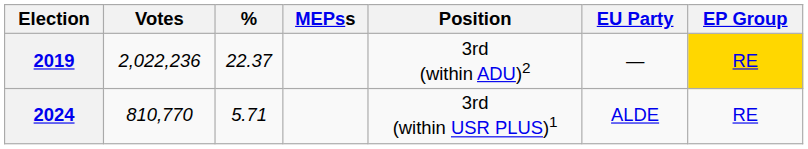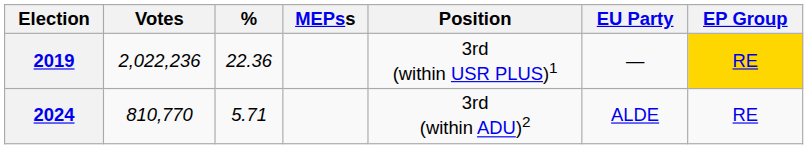(249, 61) 22.37 -> (249, 61) 22.36
(475, 61) 3rd (within ADU)2 -> (475, 61) 3rd (within USR PLUS)1
(475, 115) 3rd (within USR PLUS)1 -> (475, 115) 3rd (within ADU)2
